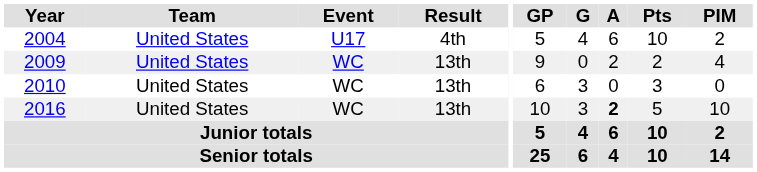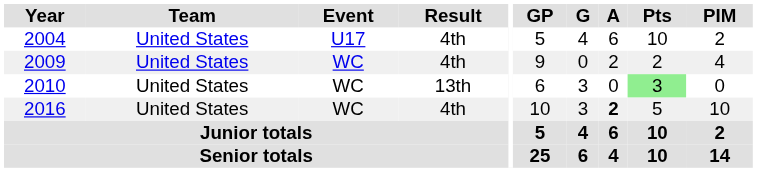(453, 62) 13th -> (453, 62) 4th
(657, 85) no background -> (657, 85) lightgreen background
(453, 109) 13th -> (453, 109) 4th
